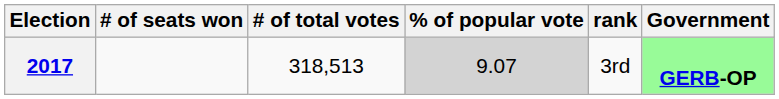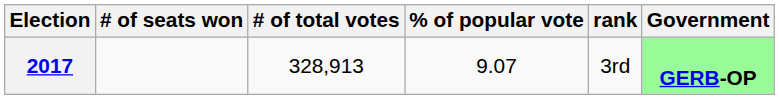(326, 65) 318,513 -> (326, 65) 328,913
(496, 65) lightgrey background -> (496, 65) no background
